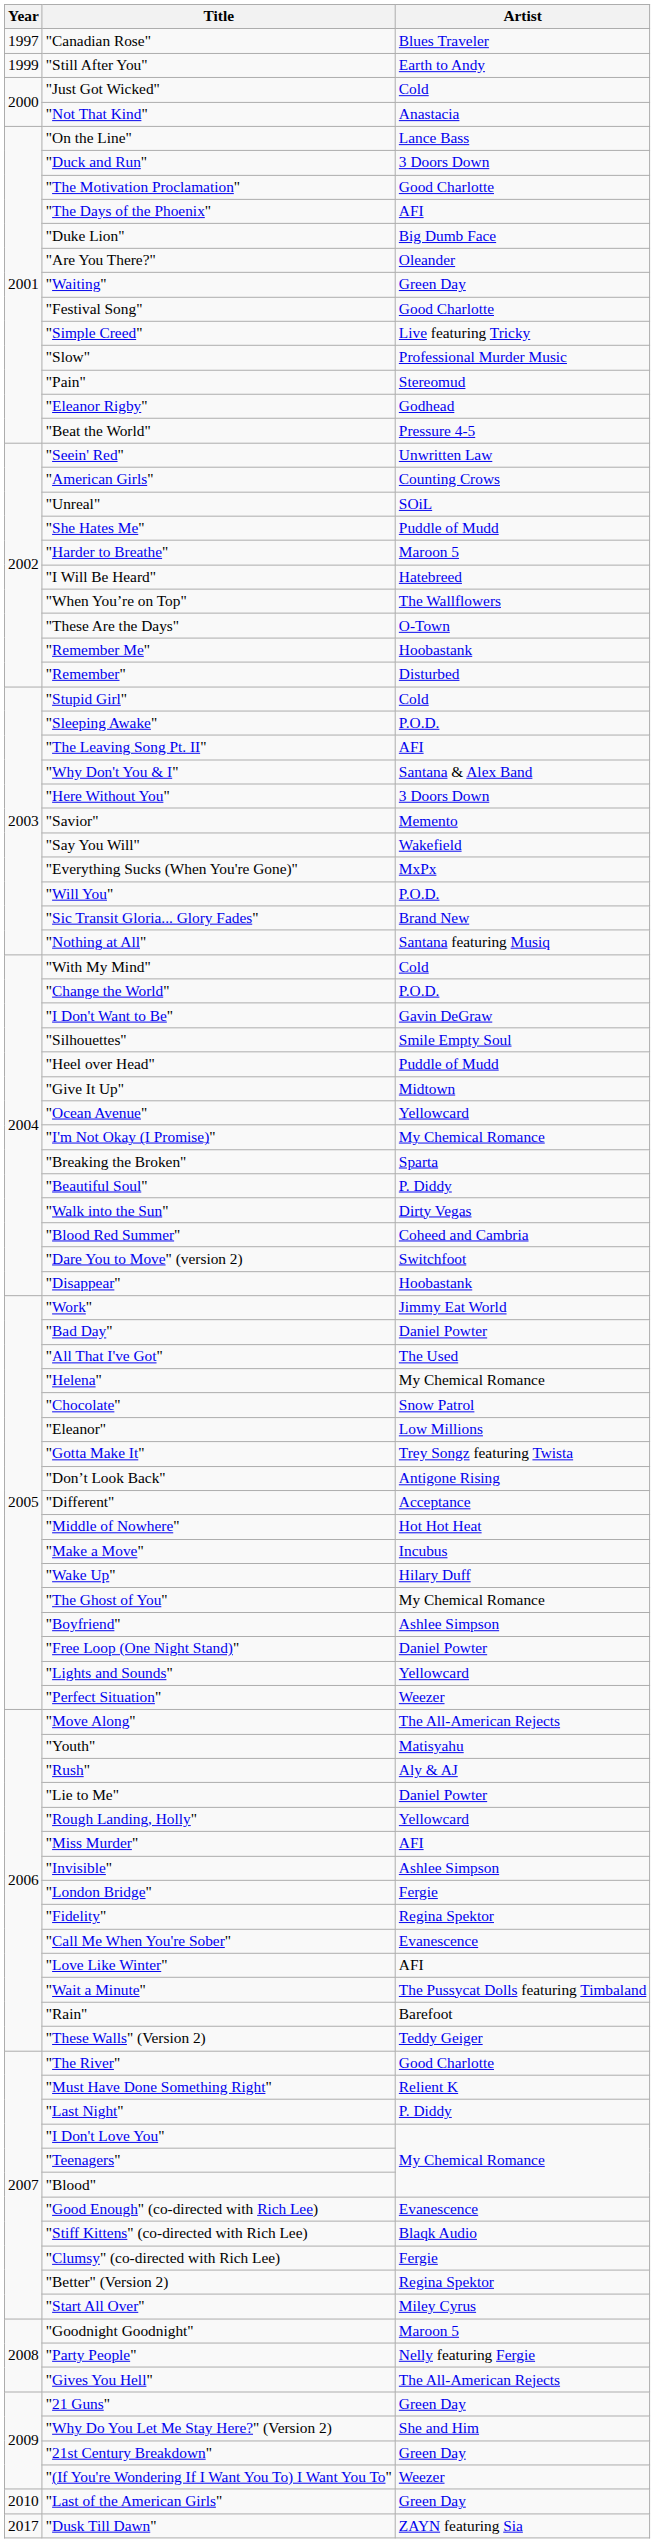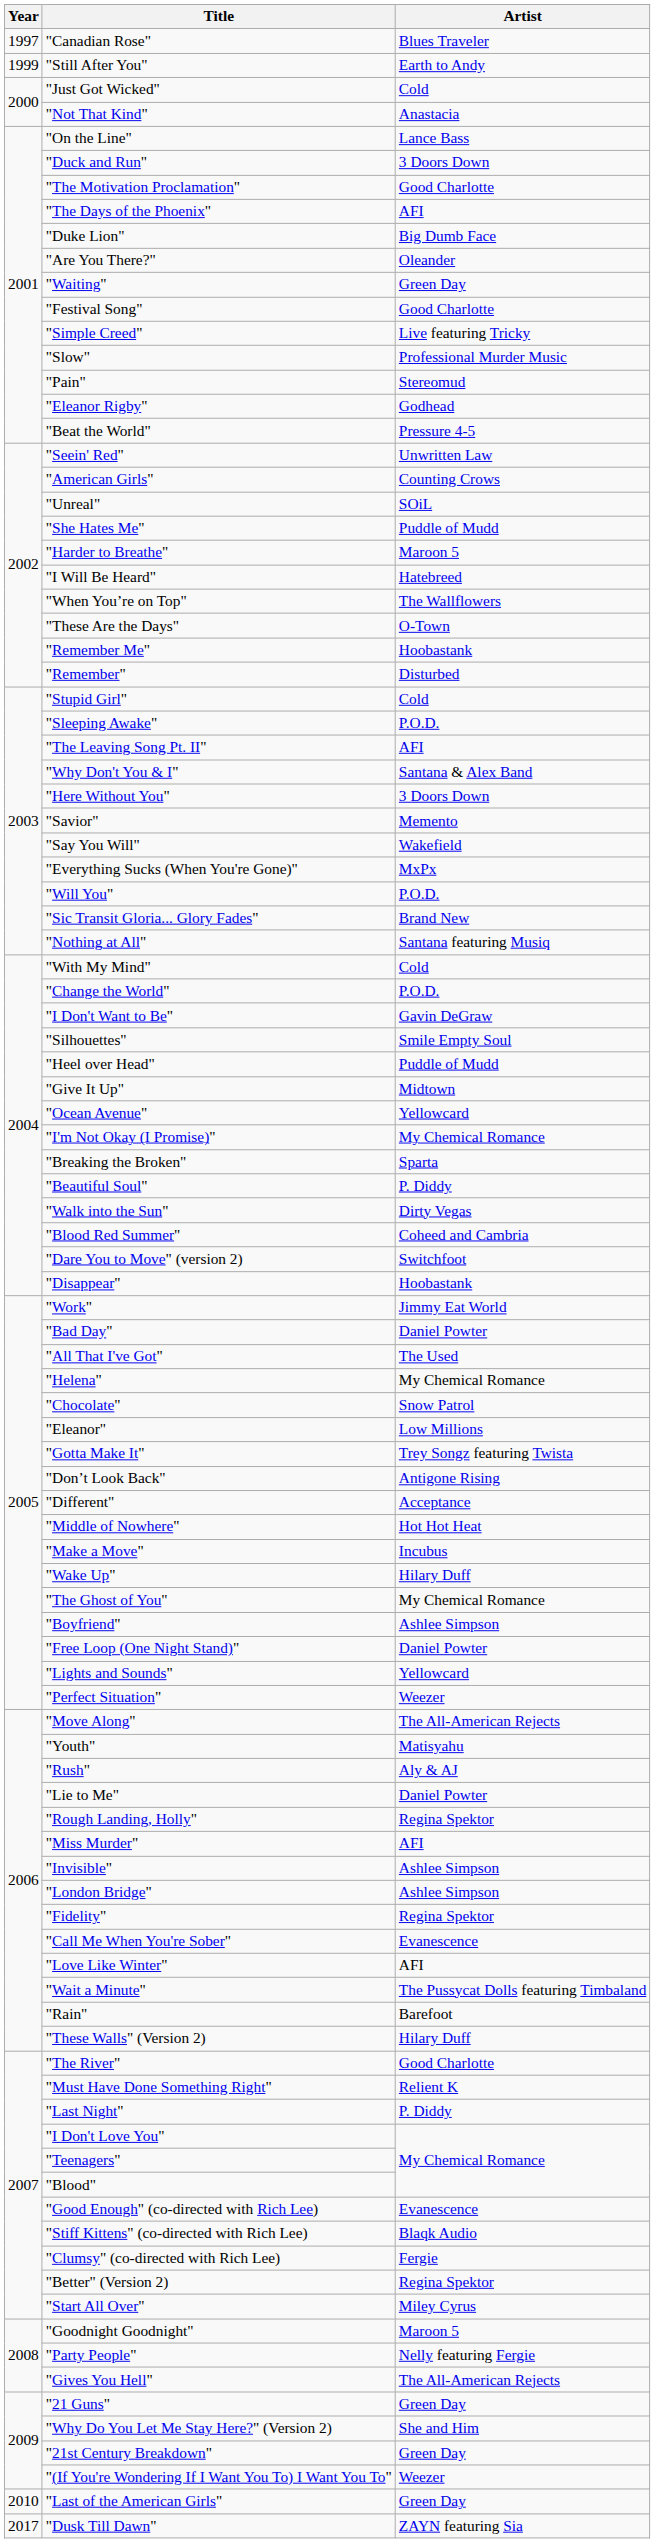(434, 1819) Yellowcard -> (446, 1819) Regina Spektor
(418, 1892) Fergie -> (449, 1892) Ashlee Simpson
(441, 2038) Teddy Geiger -> (435, 2038) Hilary Duff
